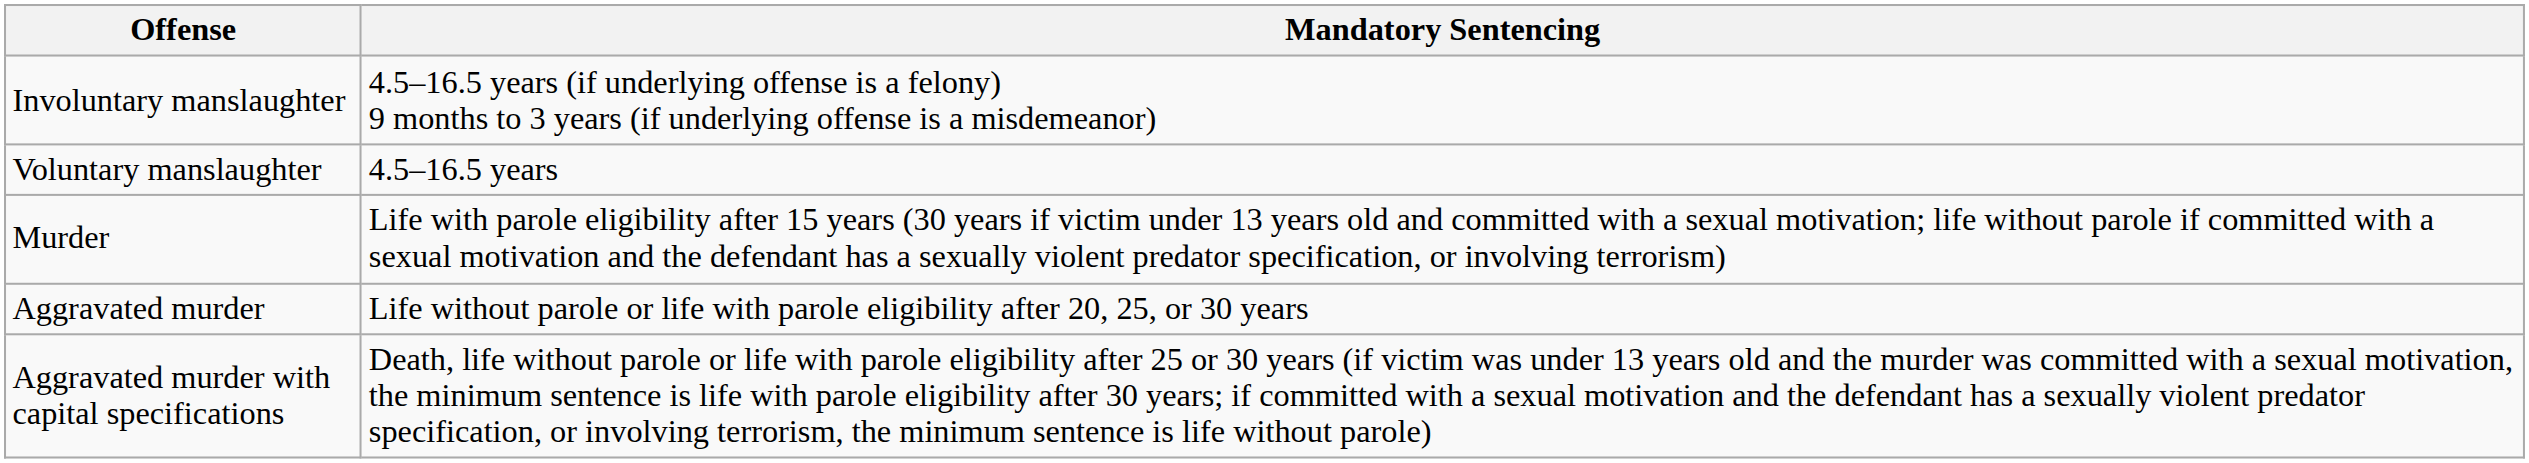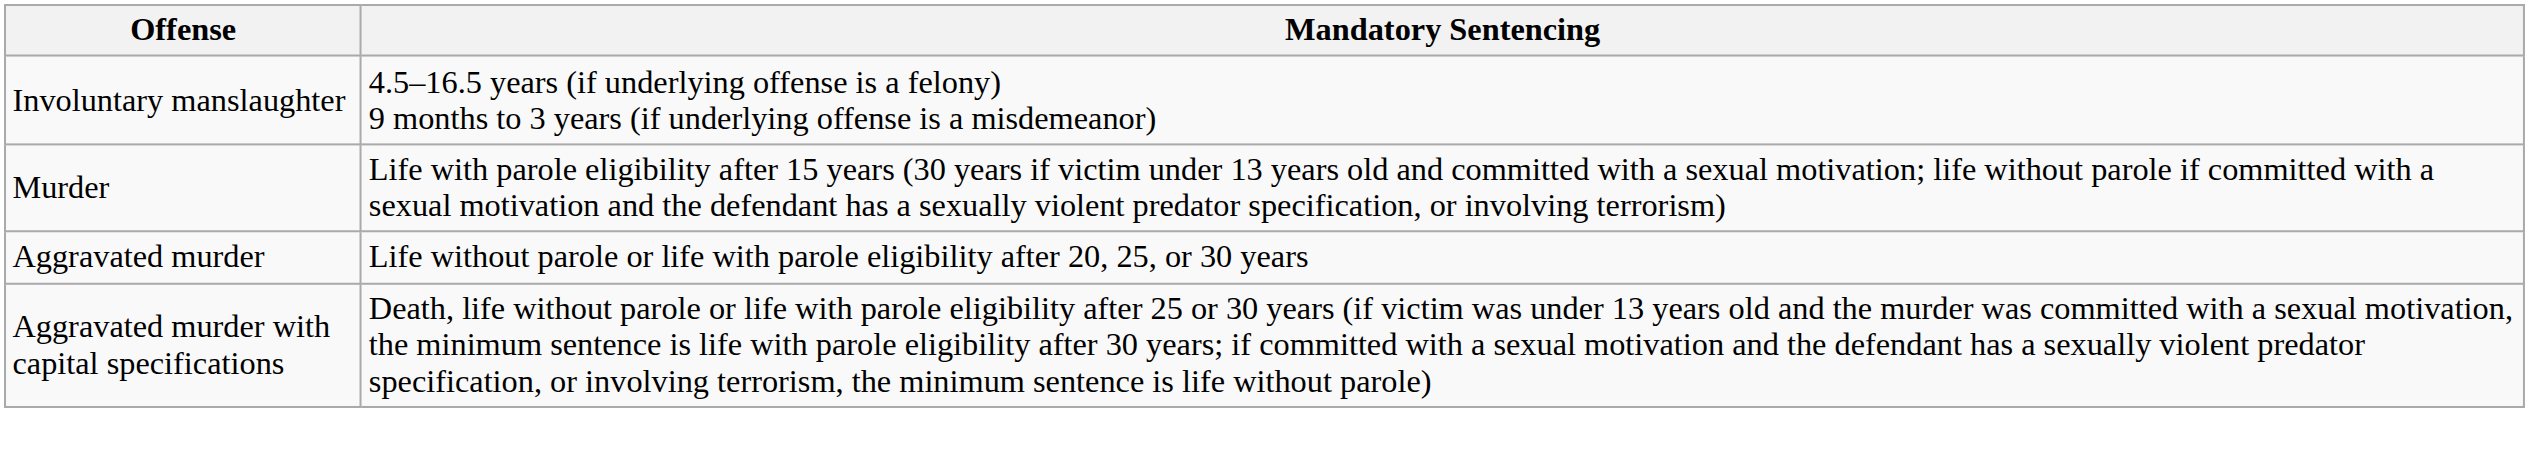- row: (167, 169)
